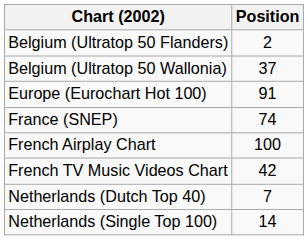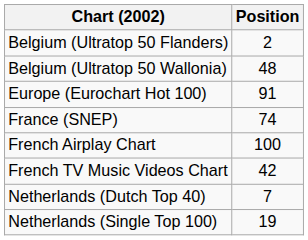(268, 68) 37 -> (268, 68) 48
(268, 222) 14 -> (268, 222) 19
